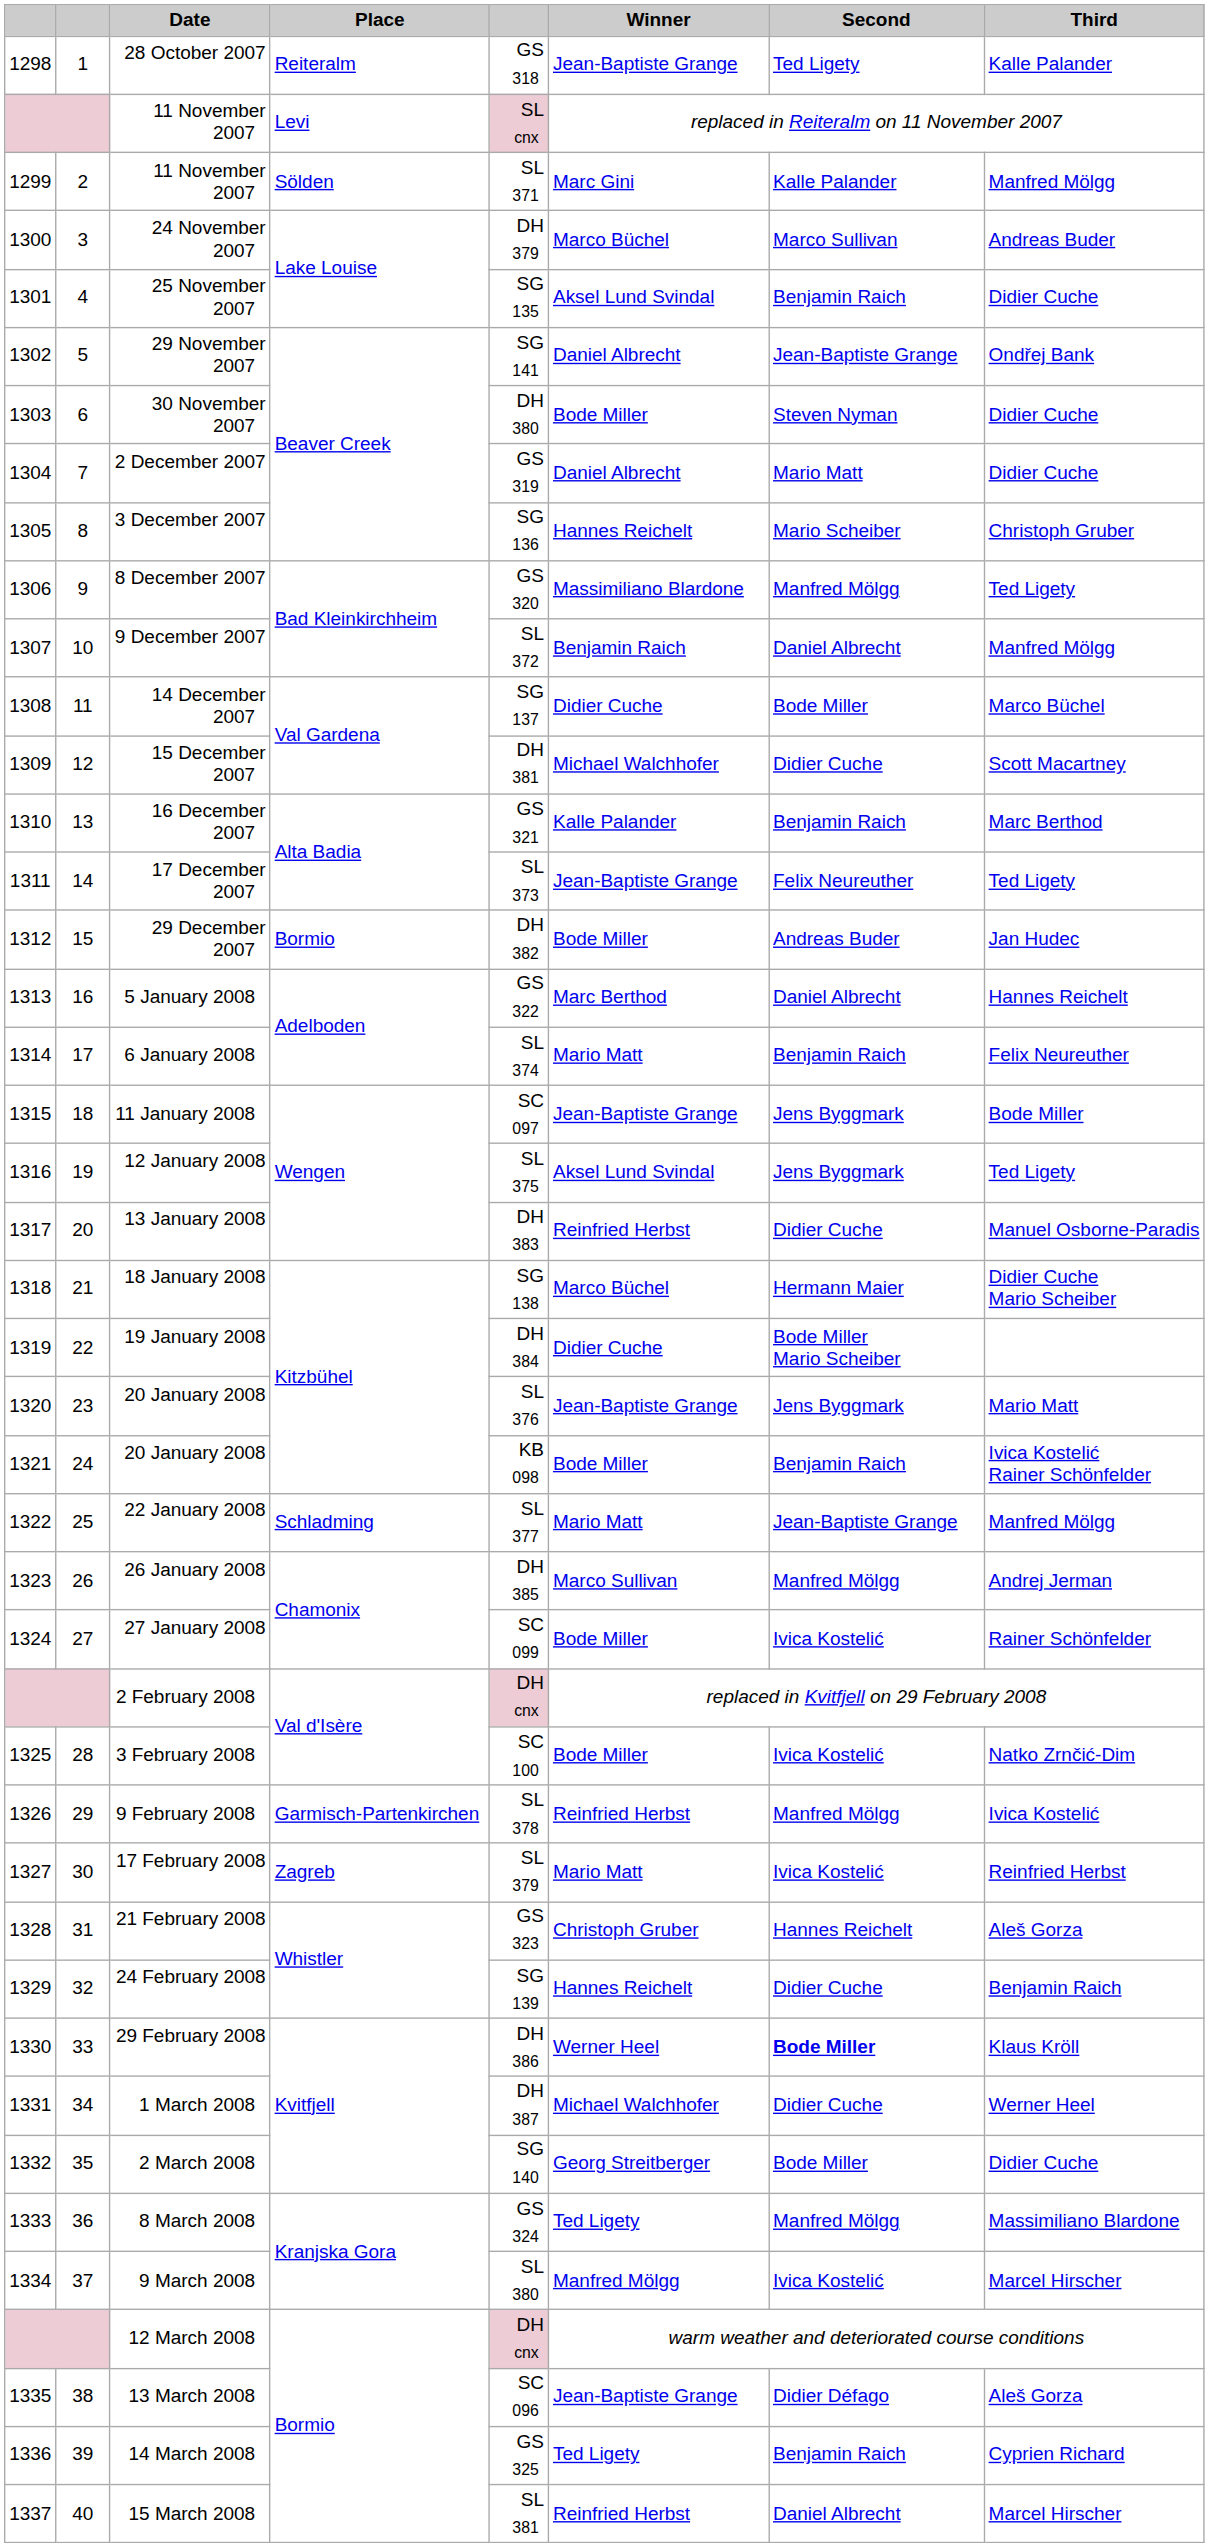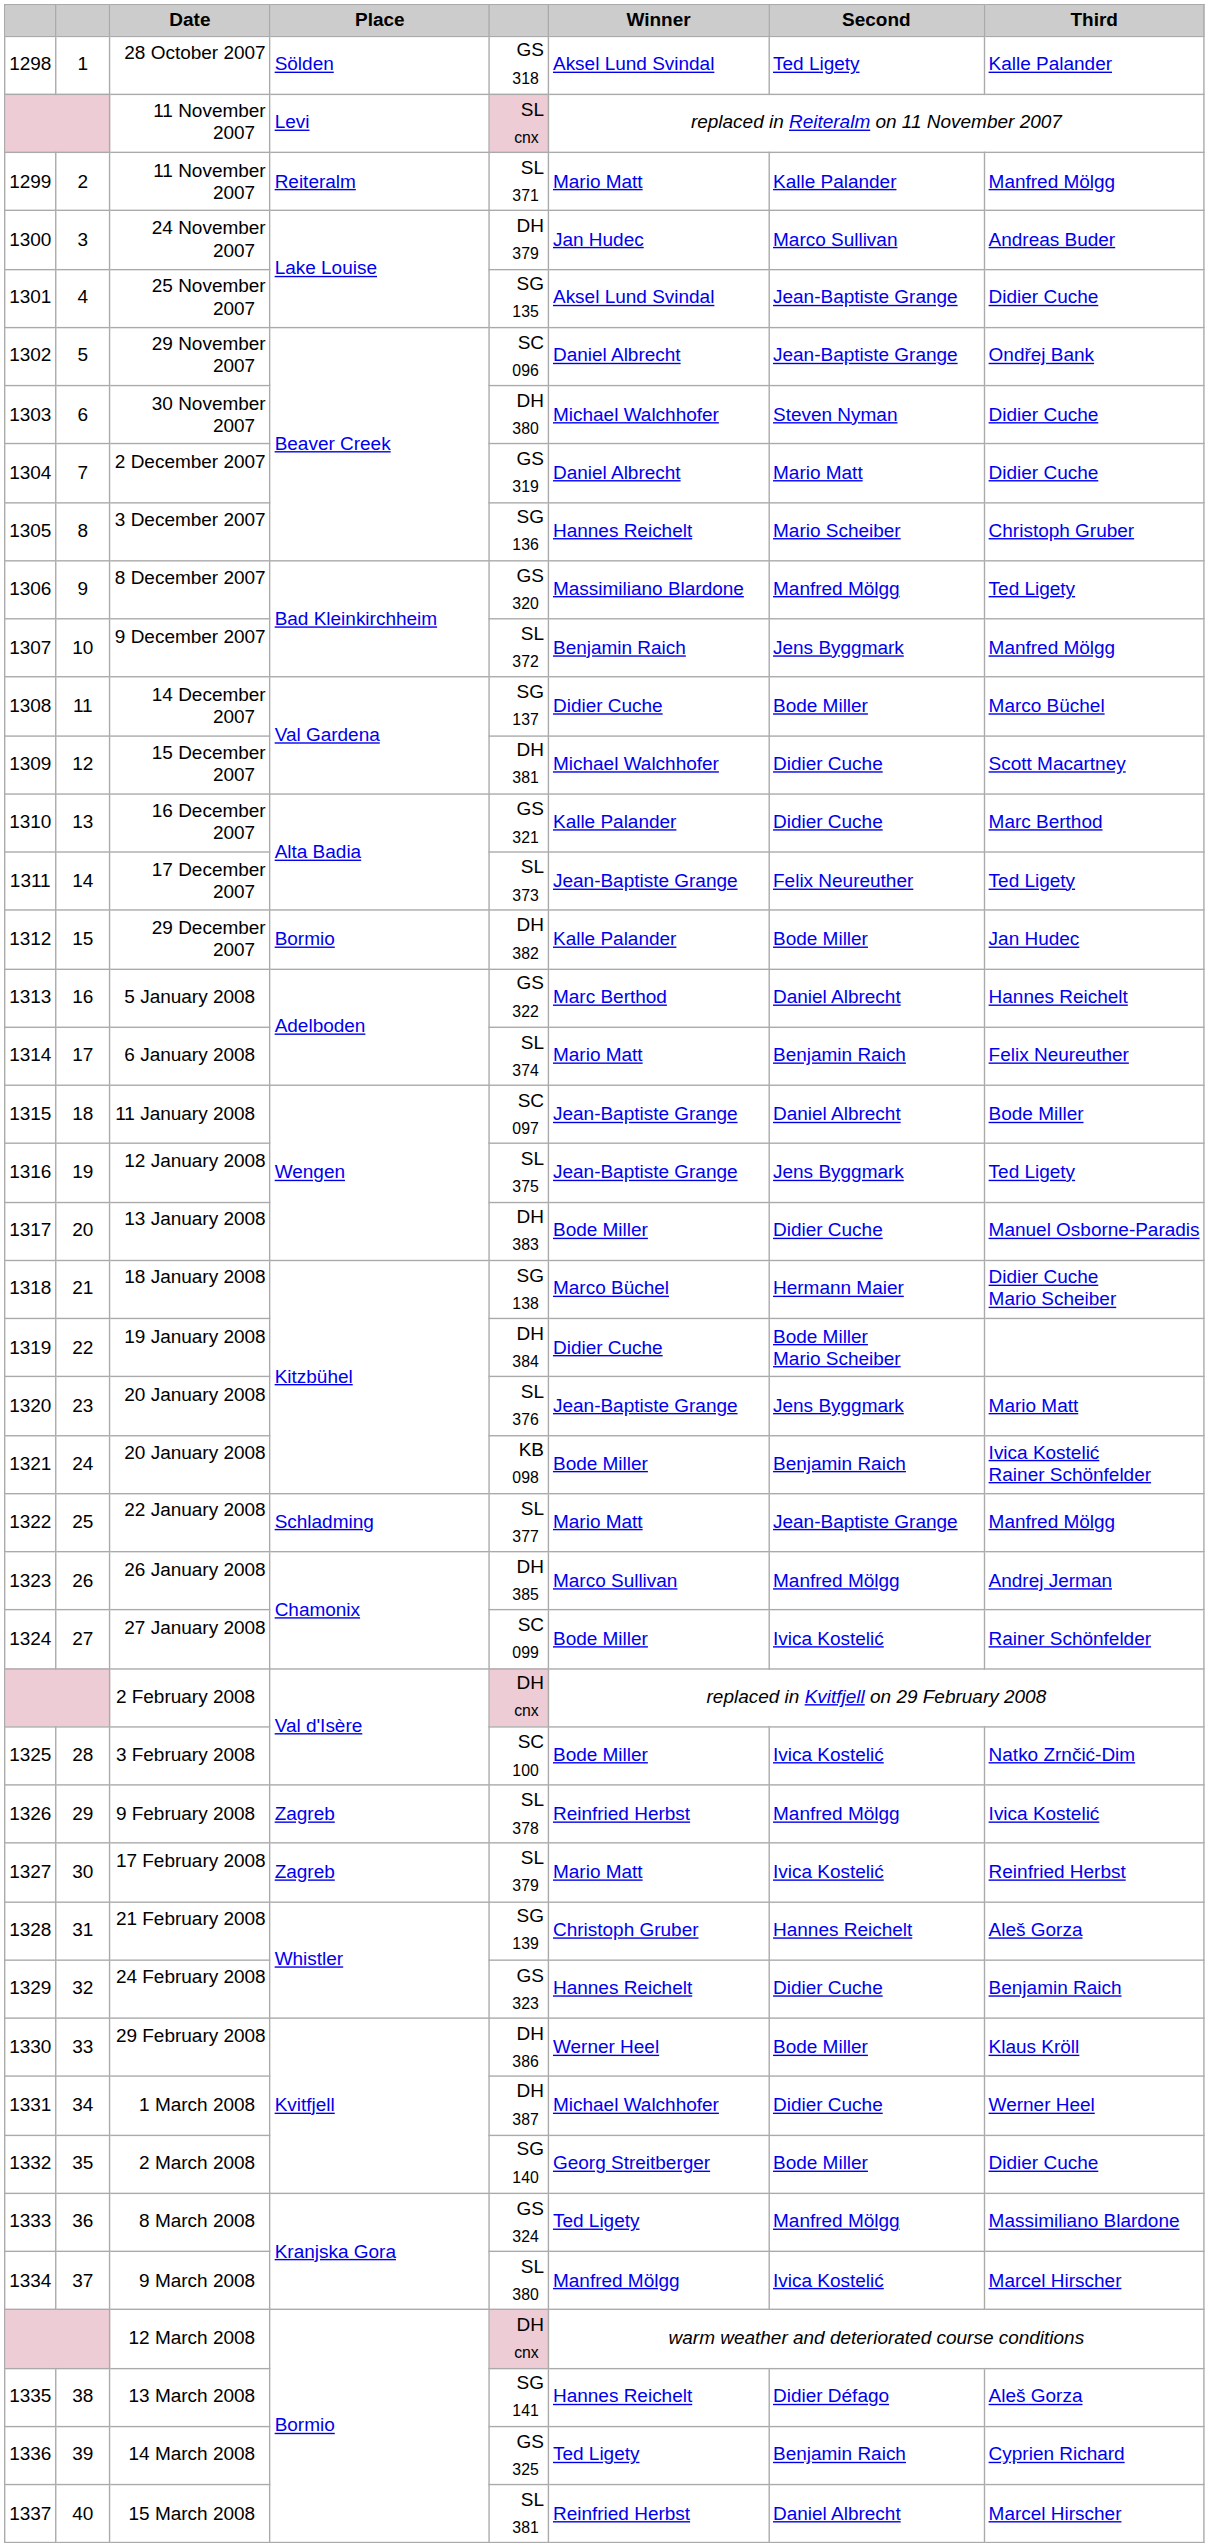(315, 64) Reiteralm -> (304, 64) Sölden
(645, 64) Jean-Baptiste Grange -> (634, 64) Aksel Lund Svindal
(304, 181) Sölden -> (315, 181) Reiteralm
(594, 181) Marc Gini -> (598, 181) Mario Matt
(611, 239) Marco Büchel -> (598, 239) Jan Hudec
(839, 297) Benjamin Raich -> (865, 297) Jean-Baptiste Grange
(528, 355) SG 141 -> (528, 355) SC 096
(600, 414) Bode Miller -> (636, 414) Michael Walchhofer
(837, 647) Daniel Albrecht -> (838, 647) Jens Byggmark
(839, 822) Benjamin Raich -> (828, 822) Didier Cuche
(600, 939) Bode Miller -> (615, 939) Kalle Palander
(836, 939) Andreas Buder -> (820, 939) Bode Miller
(838, 1113) Jens Byggmark -> (837, 1113) Daniel Albrecht
(634, 1172) Aksel Lund Svindal -> (645, 1172) Jean-Baptiste Grange
(622, 1230) Reinfried Herbst -> (600, 1230) Bode Miller
(377, 1813) Garmisch-Partenkirchen -> (305, 1813) Zagreb
(528, 1929) GS 323 -> (528, 1929) SG 139
(528, 1987) SG 139 -> (528, 1987) GS 323
(824, 2046) bold -> (820, 2046) normal
(528, 2395) SC 096 -> (528, 2395) SG 141
(645, 2396) Jean-Baptiste Grange -> (623, 2396) Hannes Reichelt
